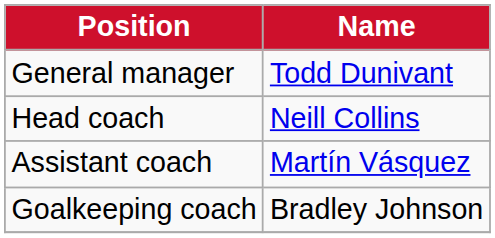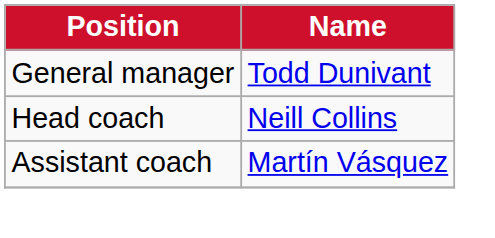- row: (134, 208)
